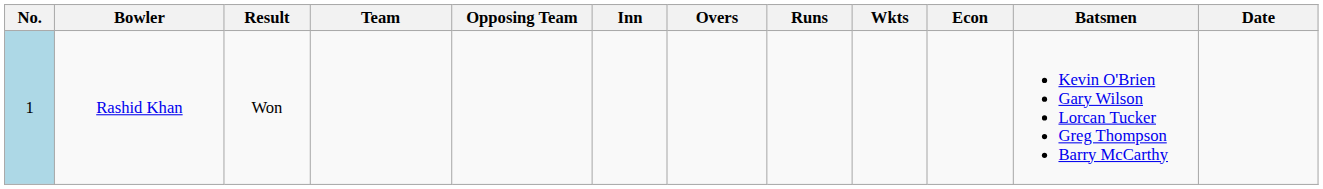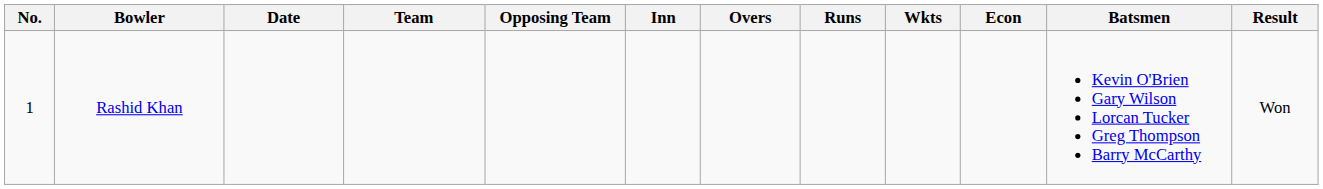columns swapped: (1258, 17) <-> (267, 17)
(30, 107) lightblue background -> (30, 107) no background
